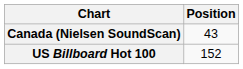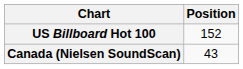rows swapped: (94, 34) <-> (94, 53)
